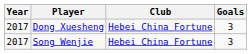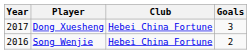(17, 41) 2017 -> (17, 41) 2016
(230, 41) 3 -> (230, 41) 2
